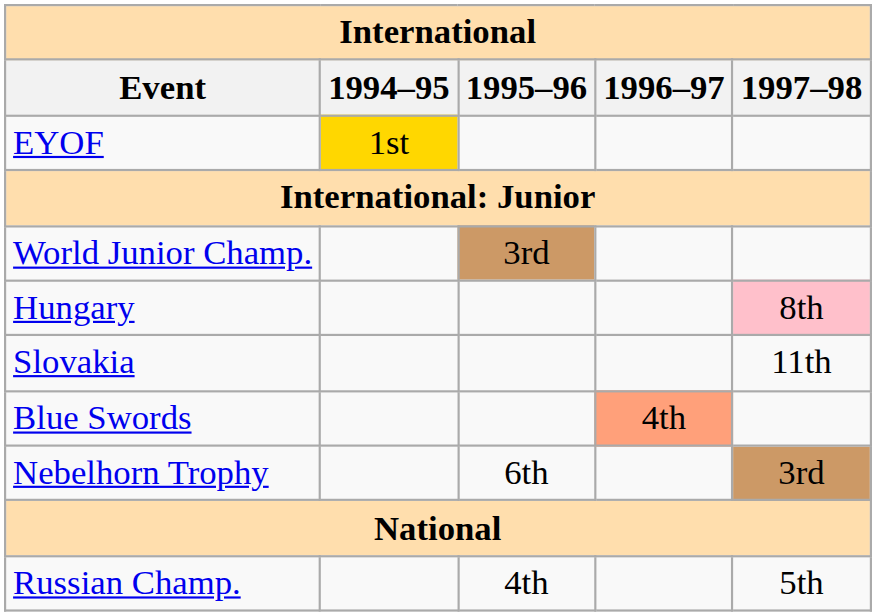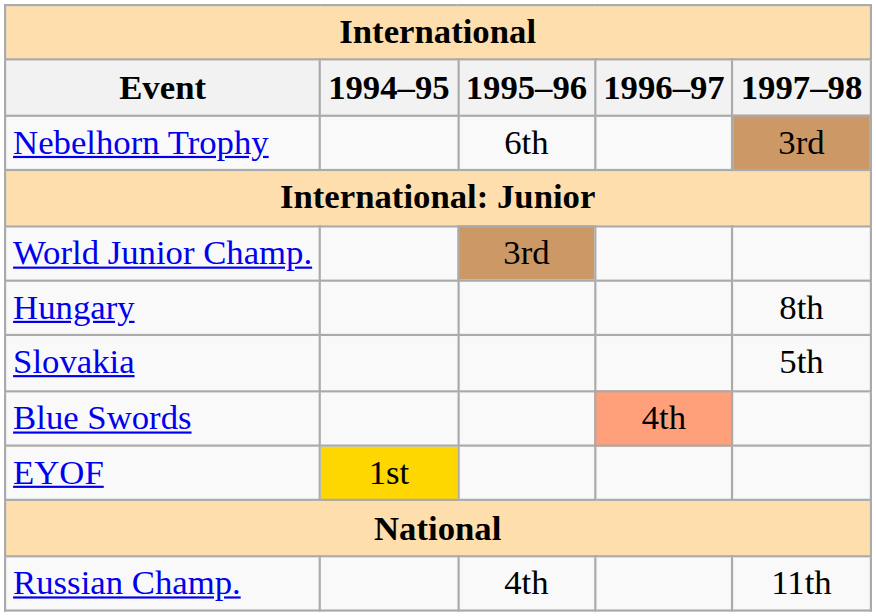rows swapped: (141, 472) <-> (58, 142)
(801, 307) pink background -> (801, 307) no background
(801, 362) 11th -> (801, 362) 5th
(801, 582) 5th -> (801, 582) 11th
